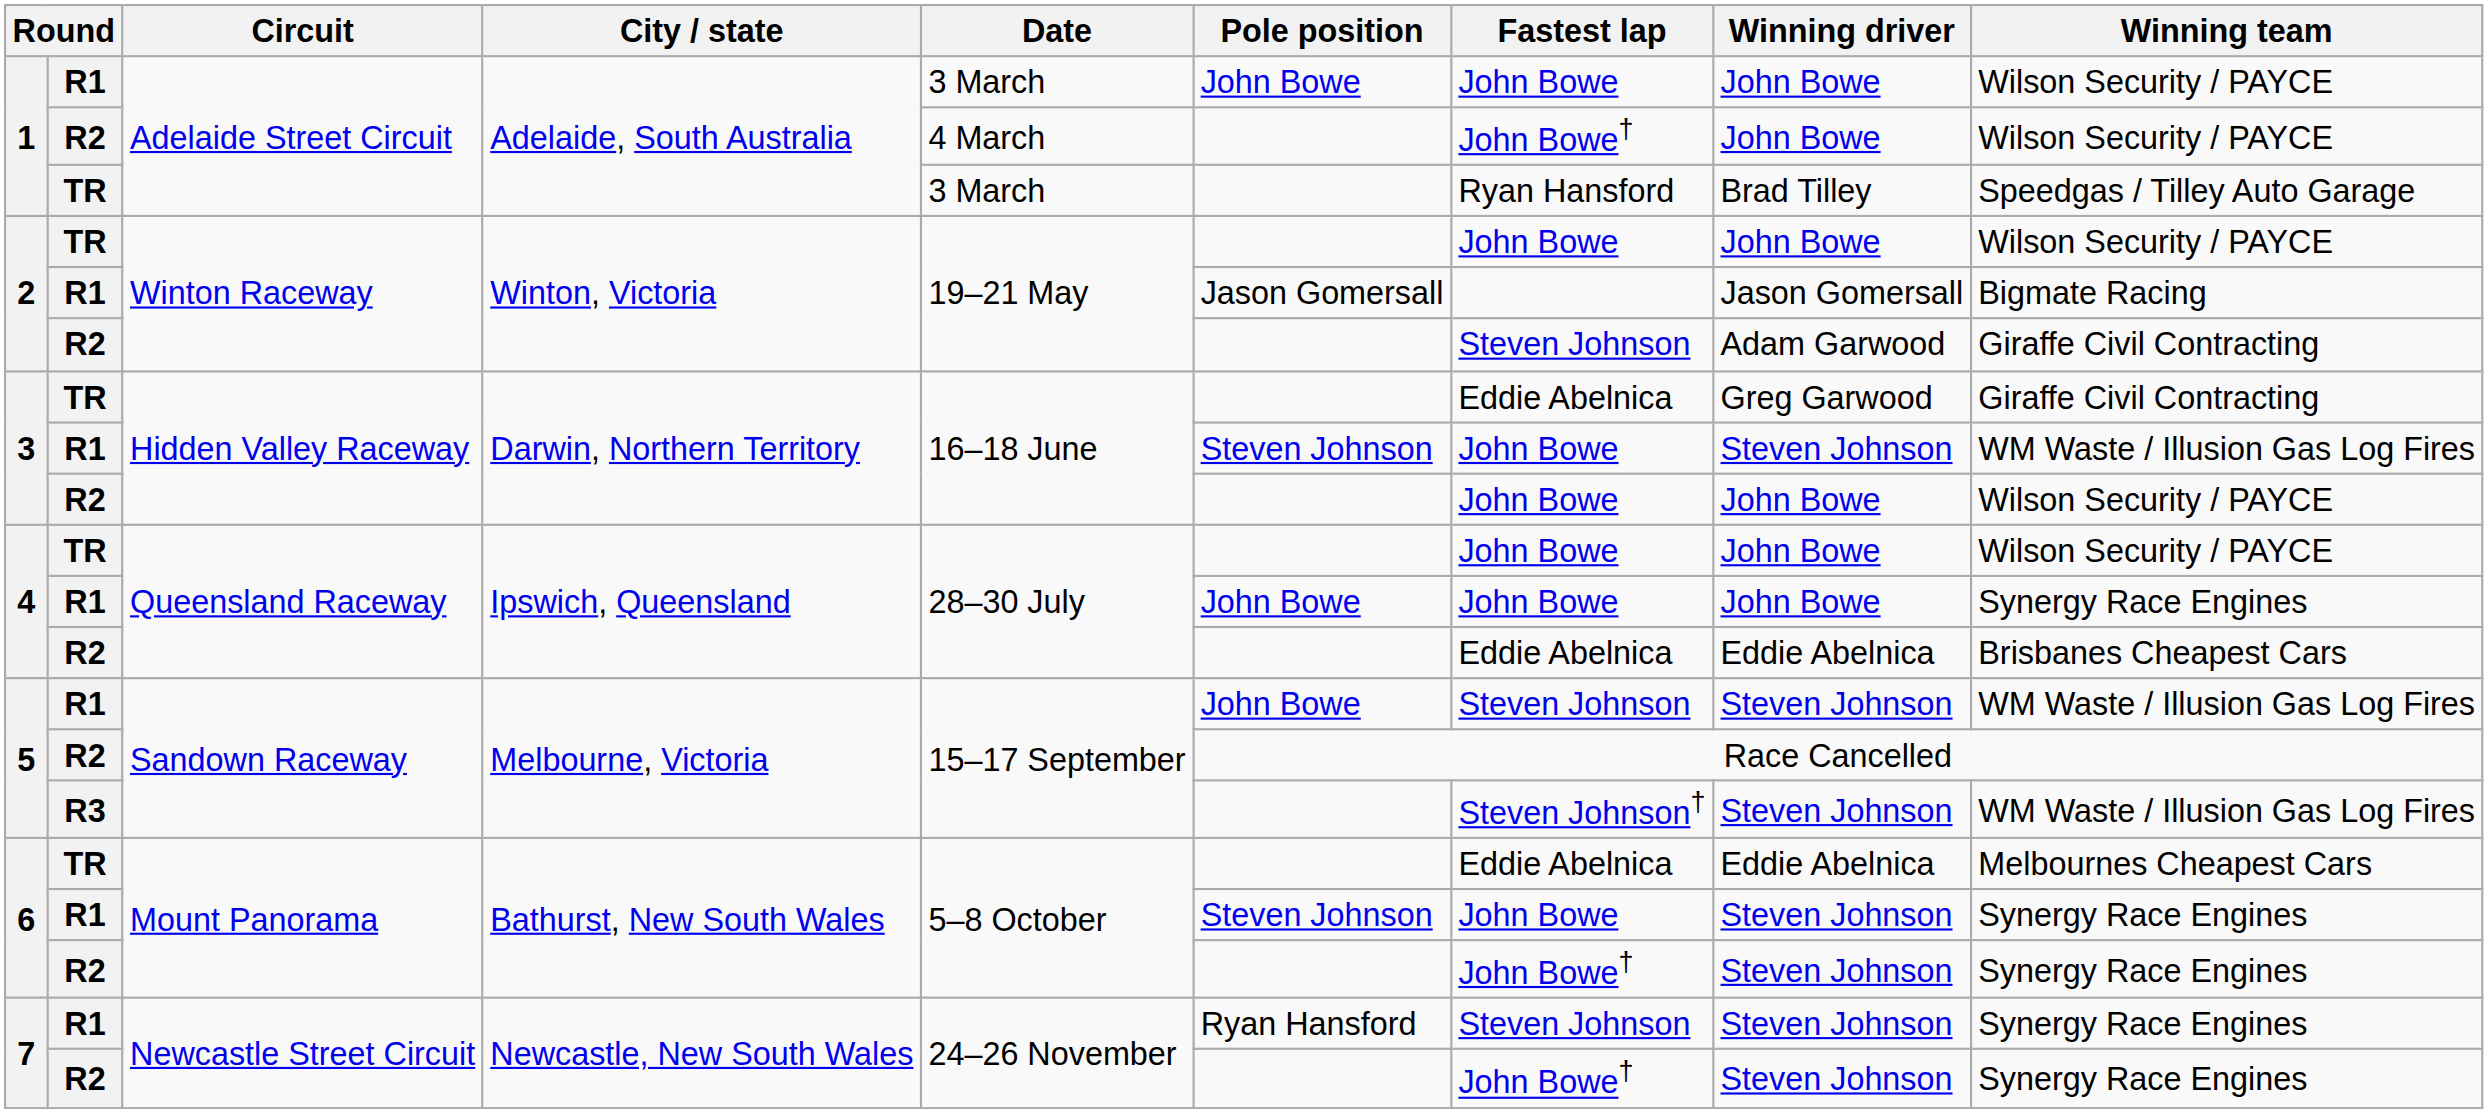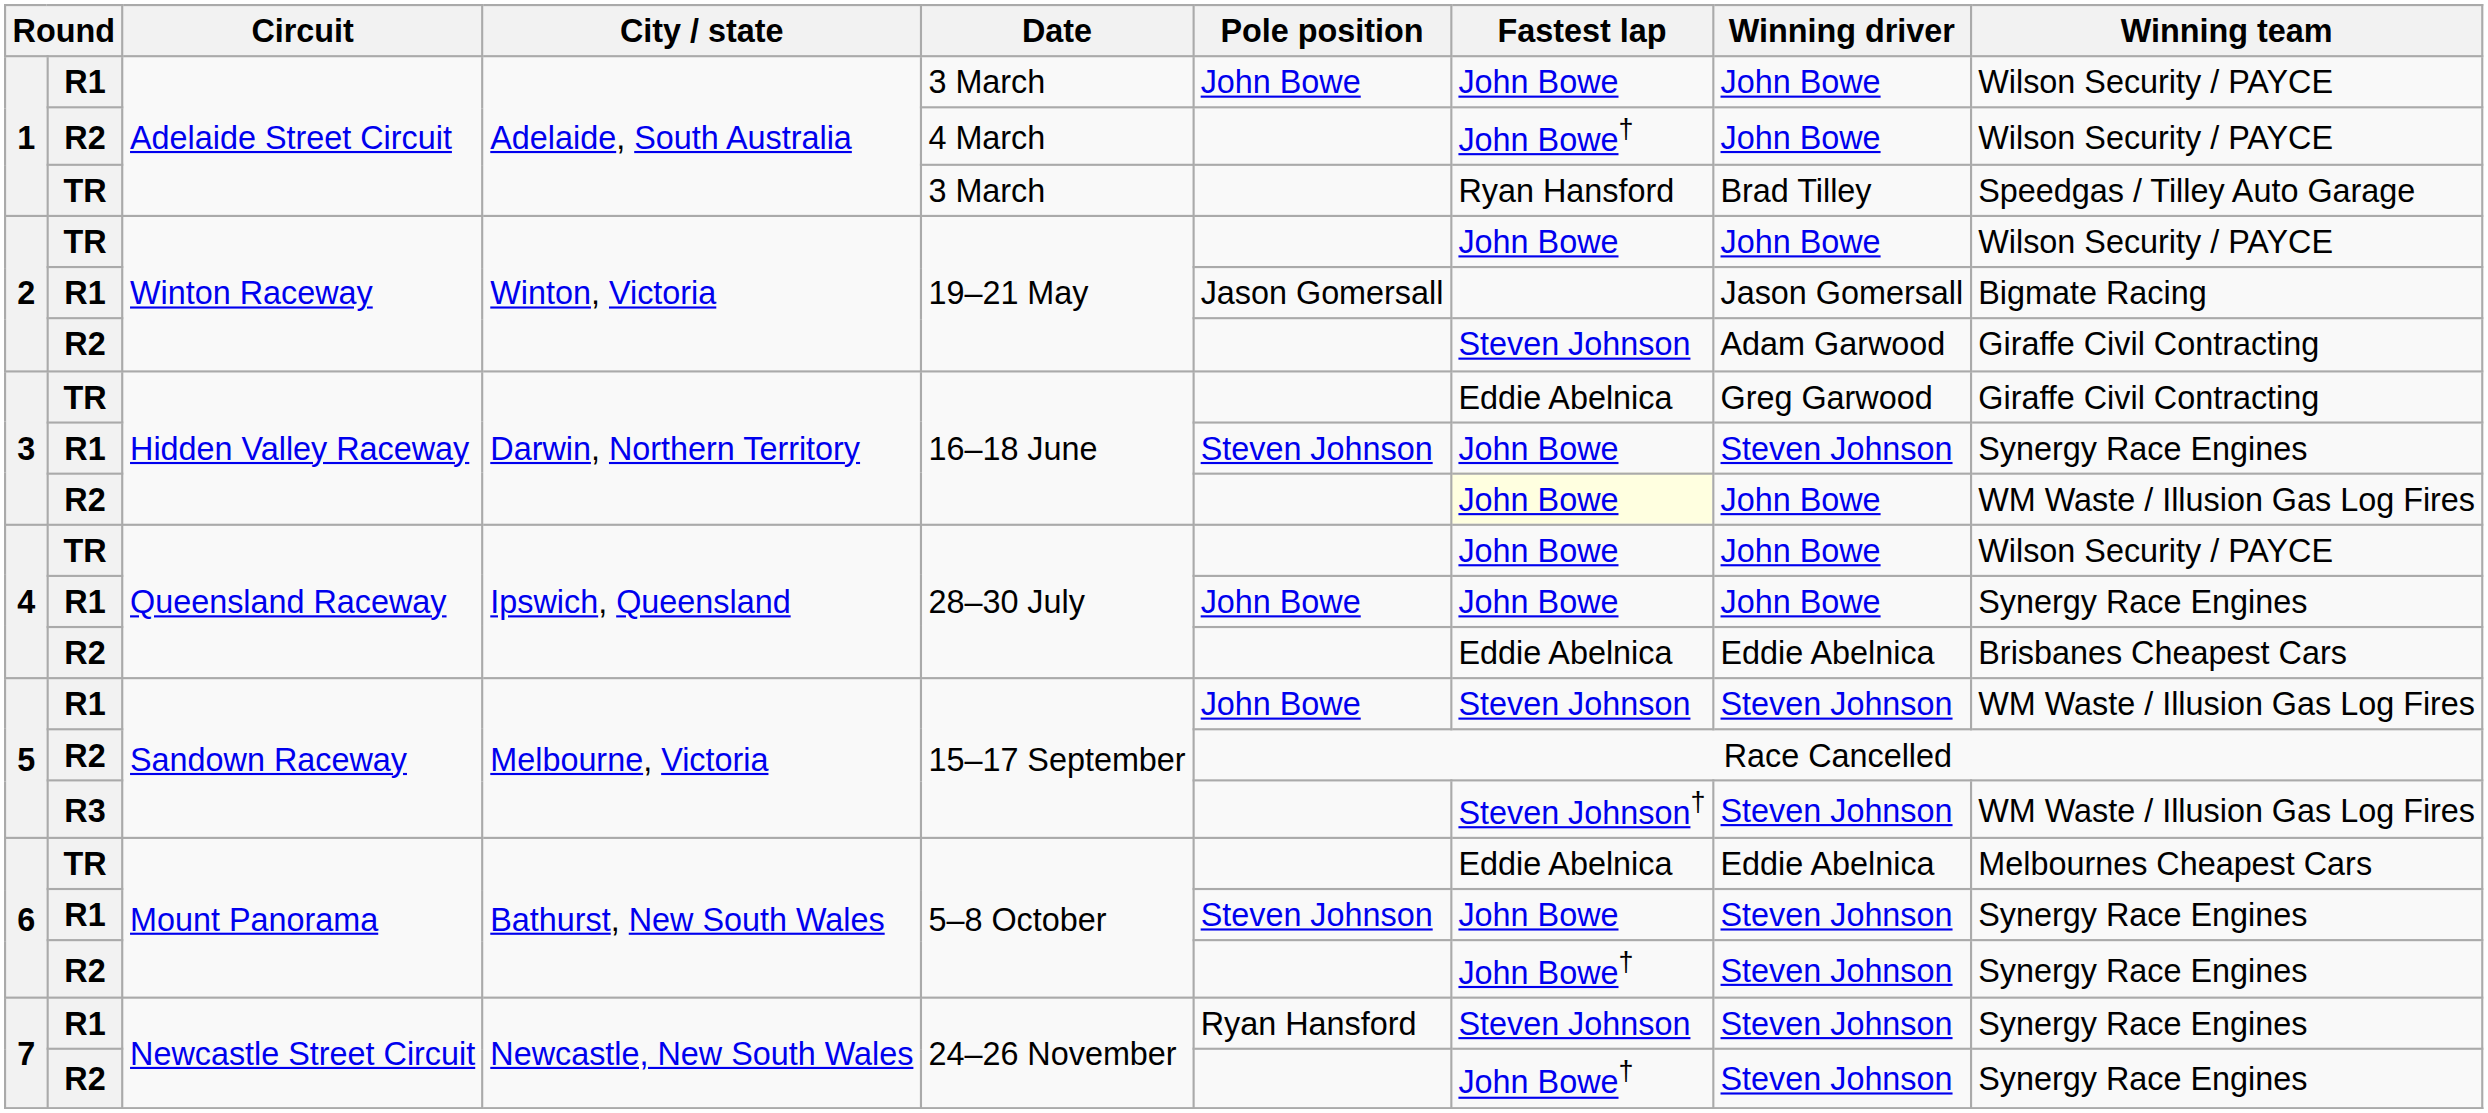(2227, 447) WM Waste / Illusion Gas Log Fires -> (2143, 447) Synergy Race Engines
(1538, 499) no background -> (1538, 499) lightyellow background
(2156, 499) Wilson Security / PAYCE -> (2227, 499) WM Waste / Illusion Gas Log Fires
